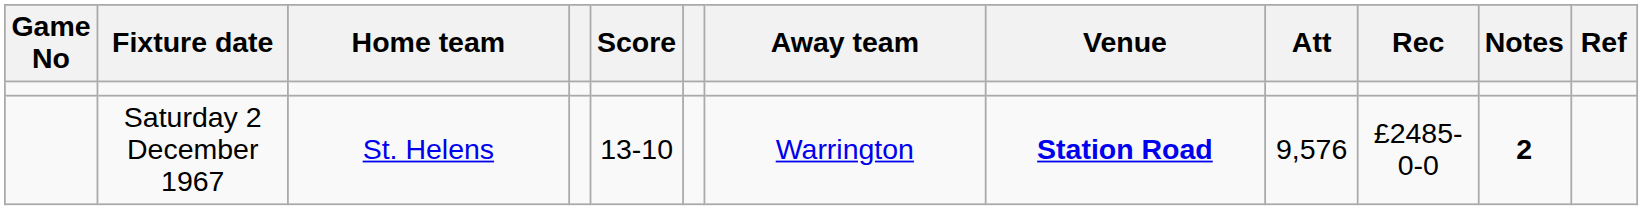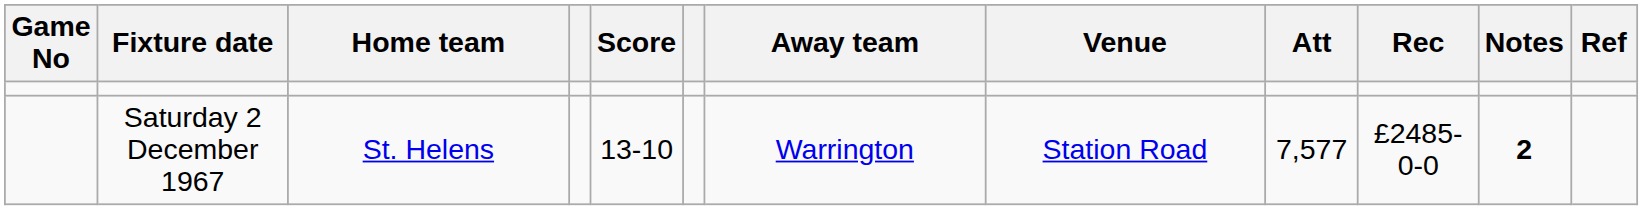(1125, 149) bold -> (1125, 149) normal
(1312, 149) 9,576 -> (1312, 149) 7,577
